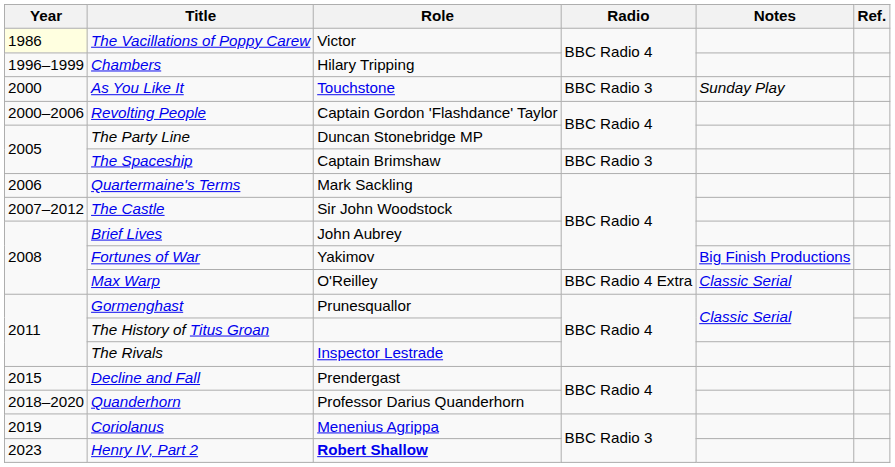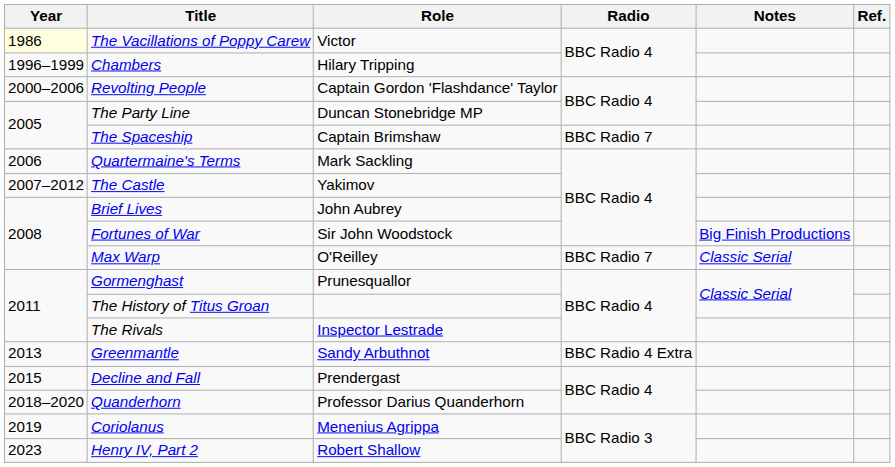- row: (137, 88)
(609, 161) BBC Radio 3 -> (609, 137) BBC Radio 7
(385, 209) Sir John Woodstock -> (346, 185) Yakimov
(346, 257) Yakimov -> (385, 233) Sir John Woodstock
(628, 281) BBC Radio 4 Extra -> (609, 257) BBC Radio 7
+ row: (135, 354)
(373, 450) bold -> (369, 450) normal
